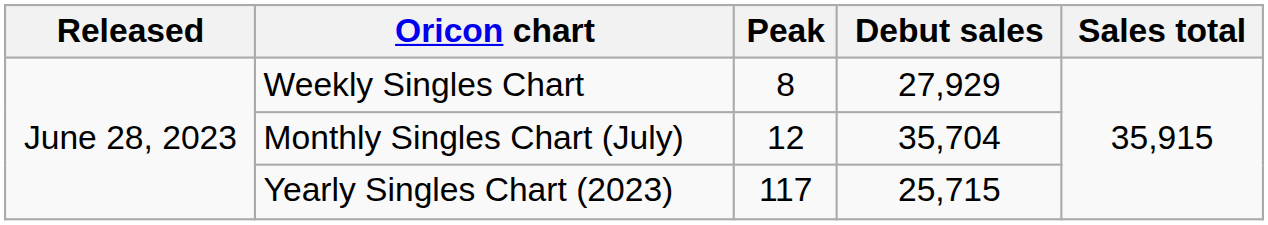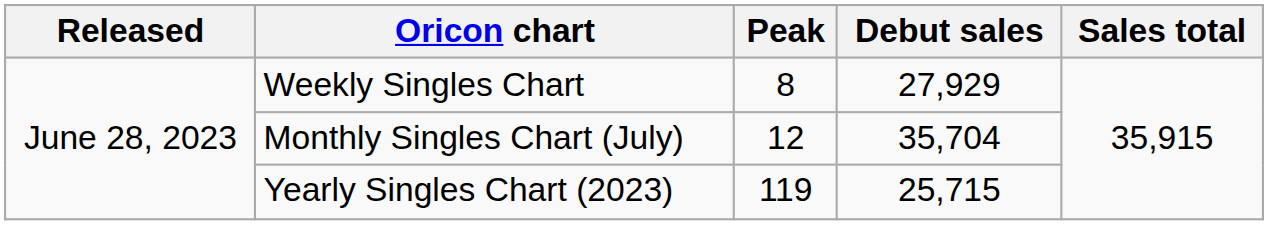(786, 191) 117 -> (786, 191) 119
